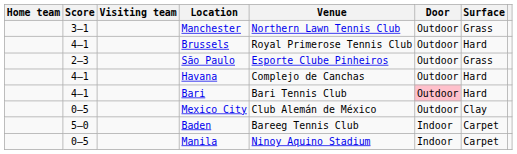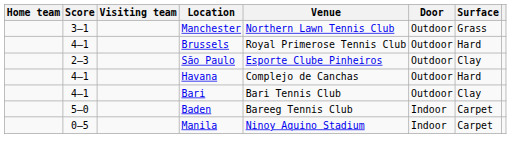(478, 61) Grass -> (469, 61) Clay
(438, 93) pink background -> (432, 93) no background
(475, 93) Hard -> (469, 93) Clay
- row: (214, 109)
